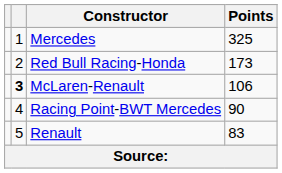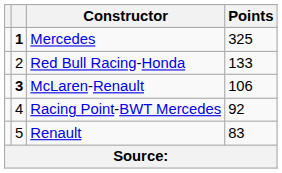(19, 39) normal -> (19, 39) bold
(240, 63) 173 -> (240, 63) 133
(236, 109) 90 -> (236, 109) 92
